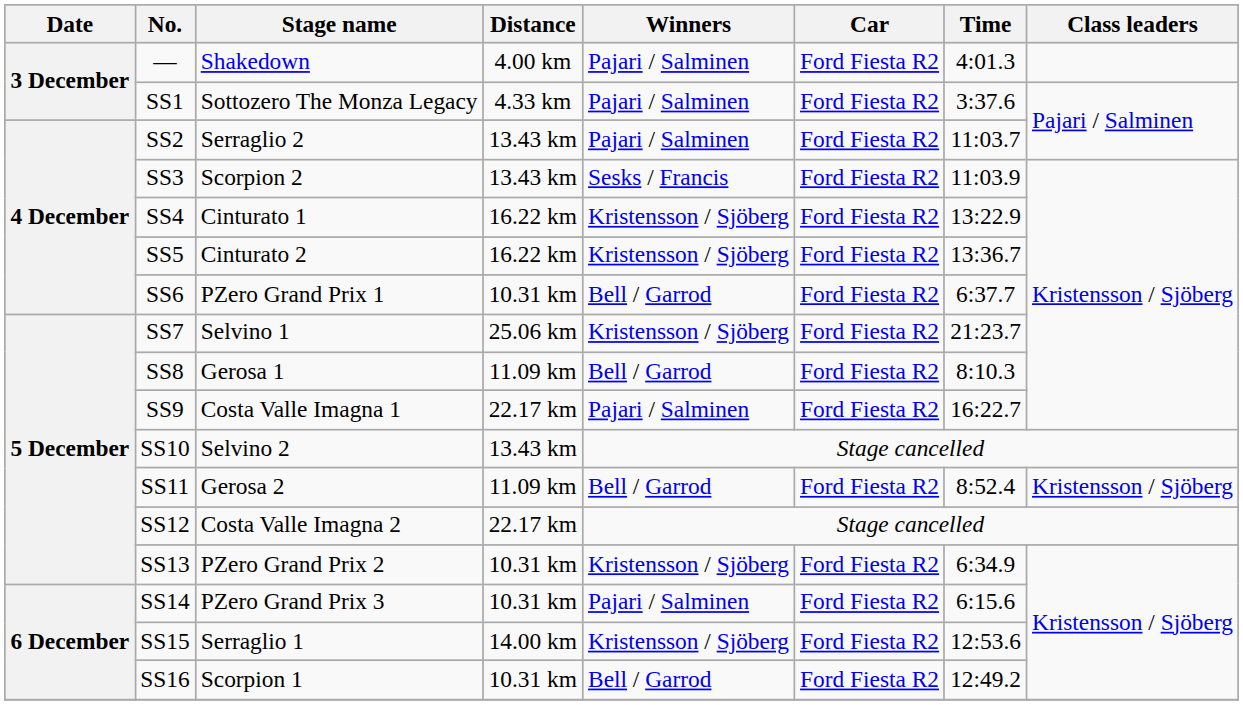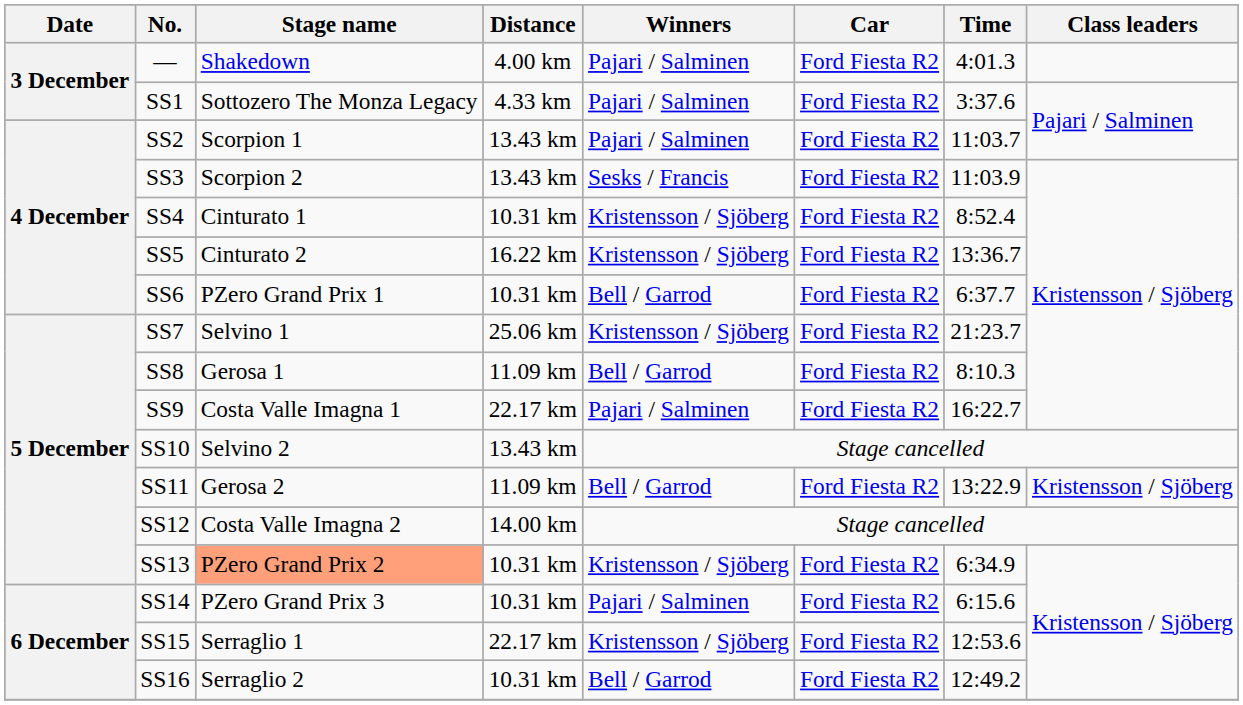(252, 139) Serraglio 2 -> (252, 139) Scorpion 1
(533, 216) 16.22 km -> (533, 216) 10.31 km
(986, 216) 13:22.9 -> (986, 216) 8:52.4
(986, 486) 8:52.4 -> (986, 486) 13:22.9
(533, 525) 22.17 km -> (533, 525) 14.00 km
(293, 563) no background -> (293, 563) lightsalmon background
(533, 640) 14.00 km -> (533, 640) 22.17 km
(252, 679) Scorpion 1 -> (252, 679) Serraglio 2
